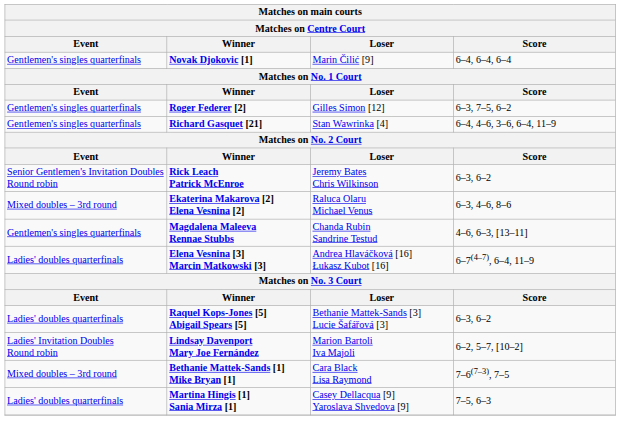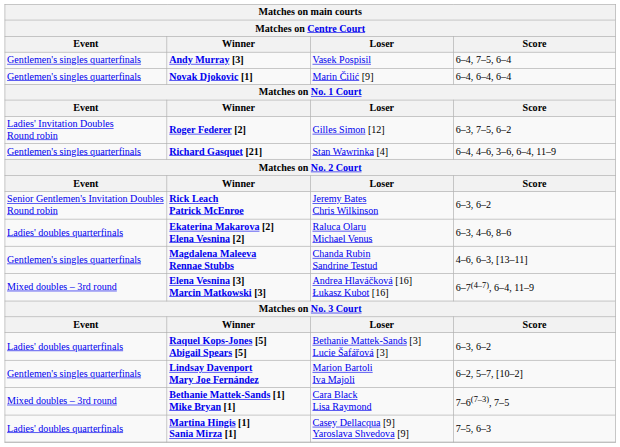+ row: (206, 60)
(74, 108) Gentlemen's singles quarterfinals -> (60, 130) Ladies' Invitation Doubles Round robin
(62, 205) Mixed doubles – 3rd round -> (65, 232) Ladies' doubles quarterfinals
(65, 260) Ladies' doubles quarterfinals -> (62, 287) Mixed doubles – 3rd round
(60, 346) Ladies' Invitation Doubles Round robin -> (74, 373) Gentlemen's singles quarterfinals
